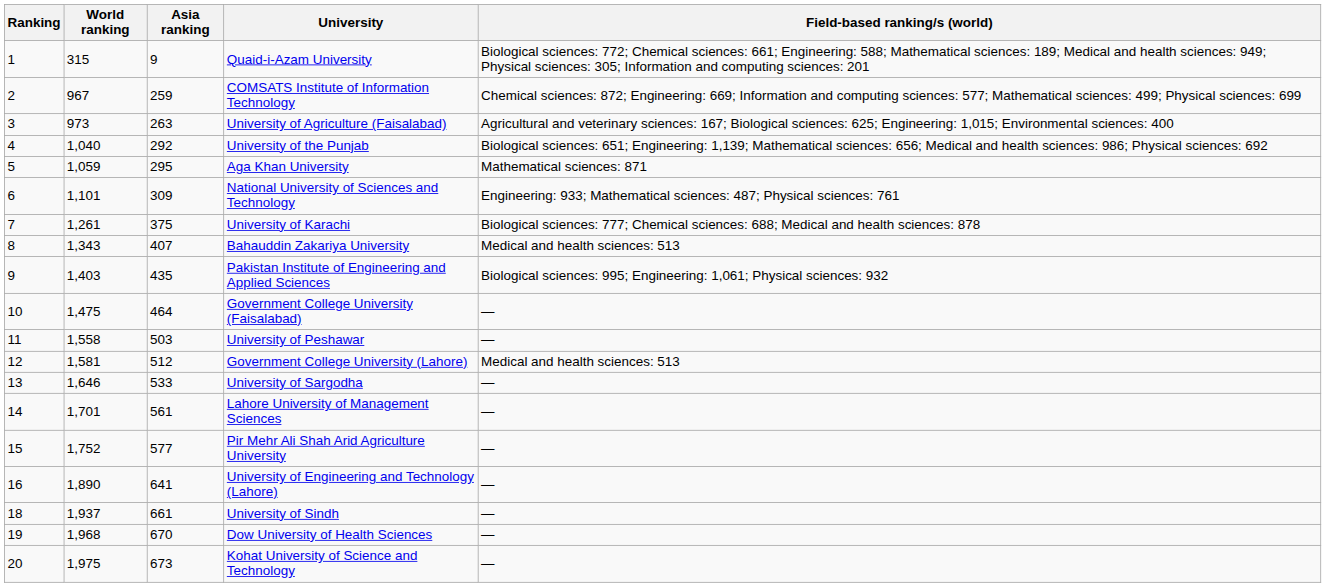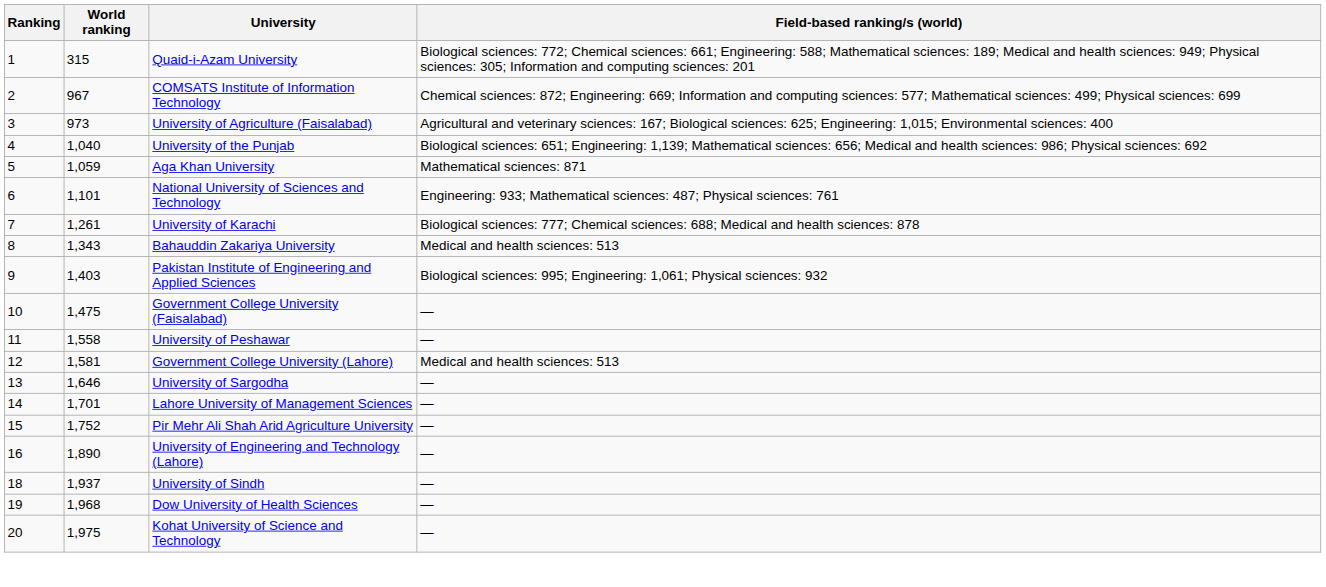- column: (185, 22)
